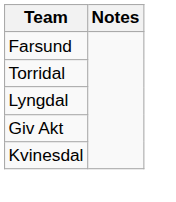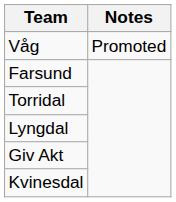+ row: (24, 45)
